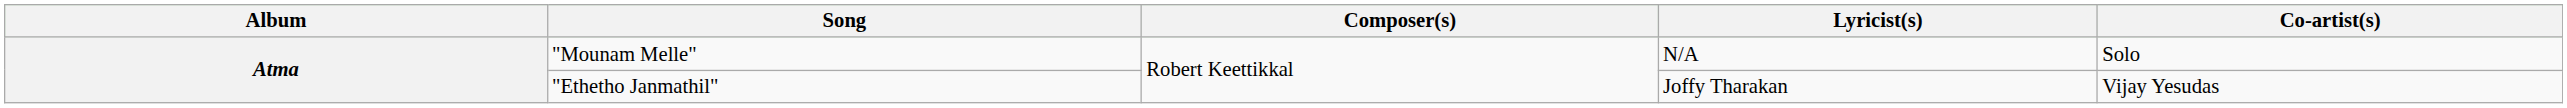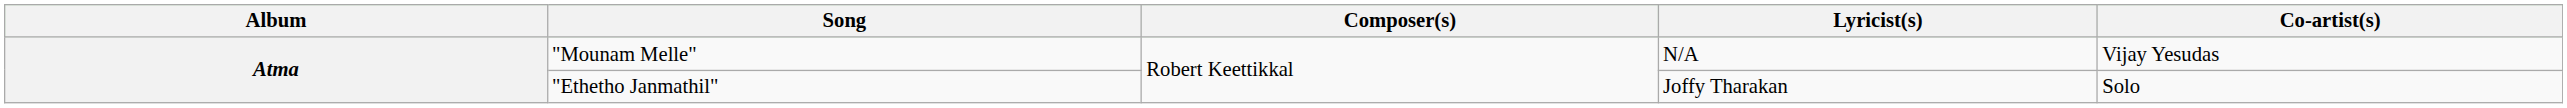(2121, 53) Solo -> (2161, 53) Vijay Yesudas
(2161, 86) Vijay Yesudas -> (2121, 86) Solo
